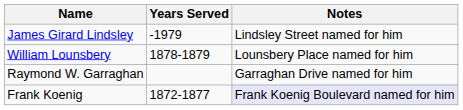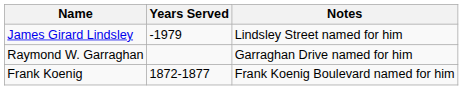- row: (59, 54)
(345, 94) lavender background -> (345, 74) no background
